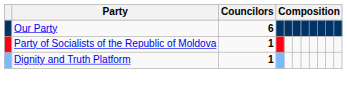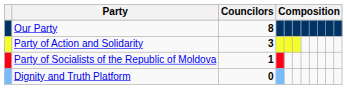(271, 28) 6 -> (271, 28) 8
+ row: (79, 44)
(271, 60) 1 -> (271, 76) 0
